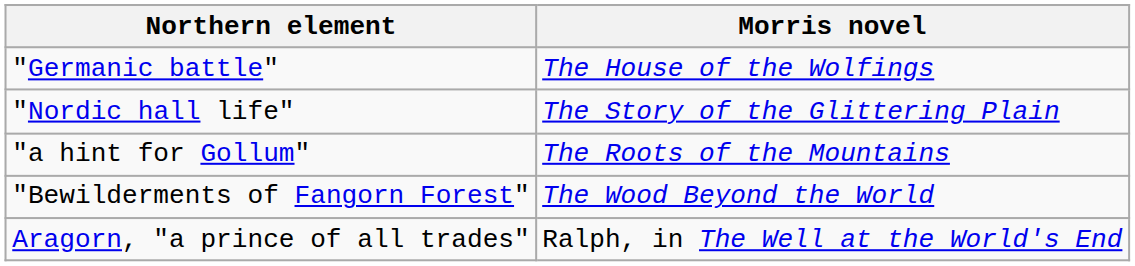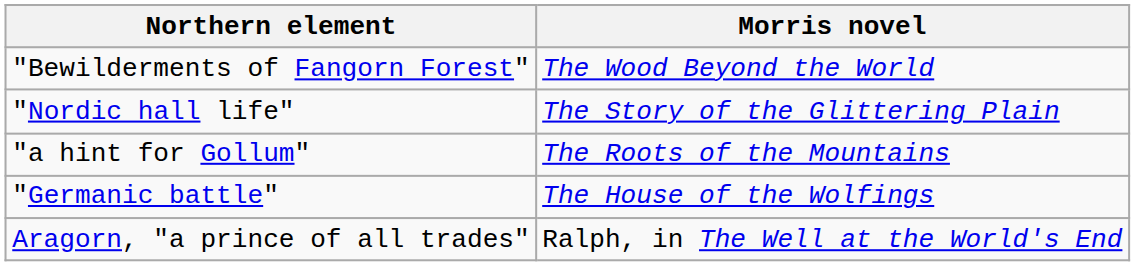rows swapped: (146, 69) <-> (271, 197)
